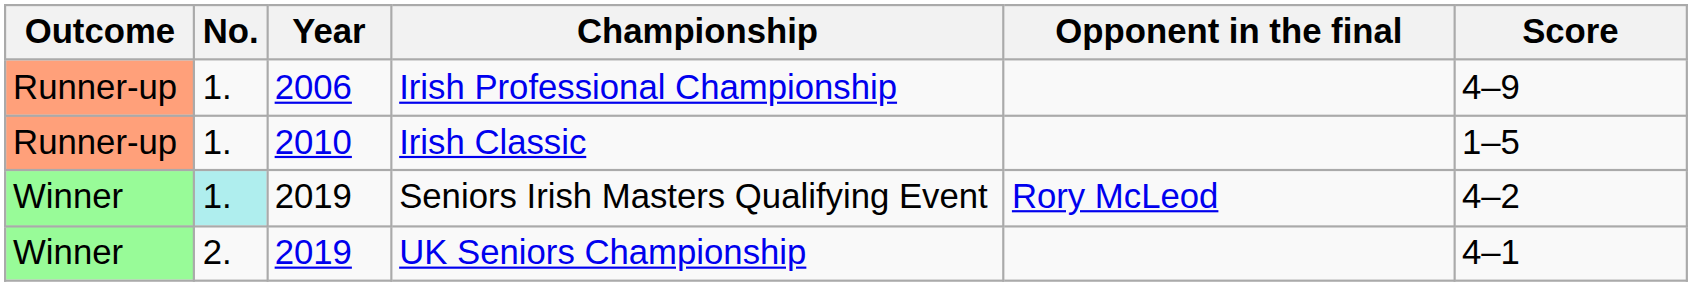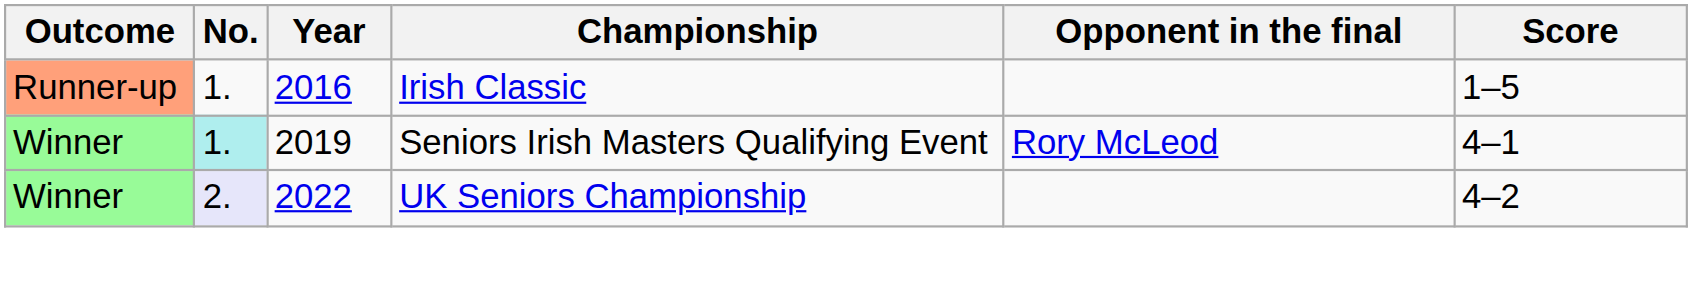- row: (648, 87)
(313, 142) 2010 -> (313, 87) 2016
(1491, 197) 4–2 -> (1491, 142) 4–1
(217, 252) no background -> (217, 197) lavender background
(313, 252) 2019 -> (313, 197) 2022
(1491, 252) 4–1 -> (1491, 197) 4–2
